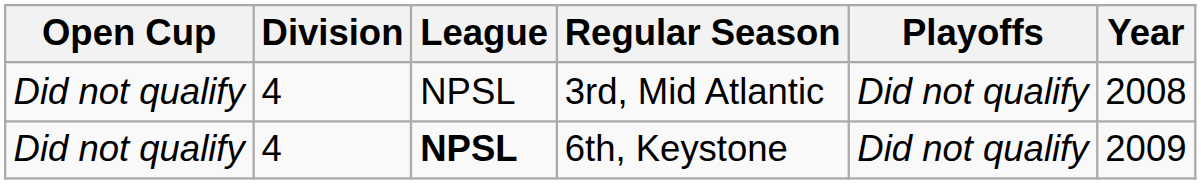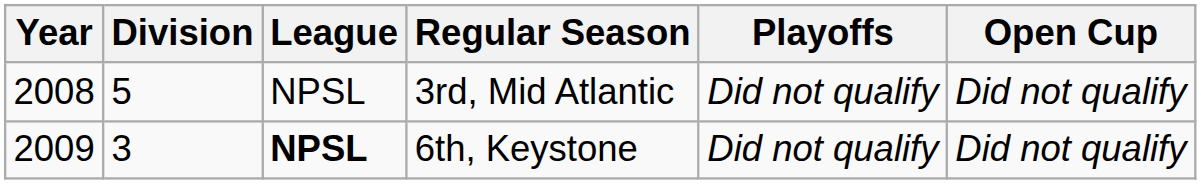columns swapped: (1146, 33) <-> (129, 33)
(272, 91) 4 -> (122, 91) 5
(272, 149) 4 -> (122, 149) 3
